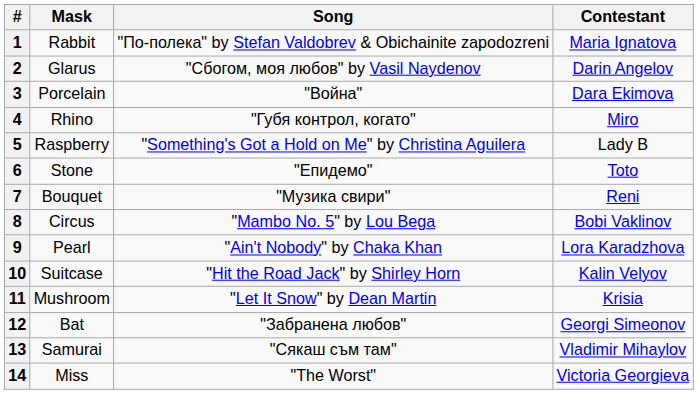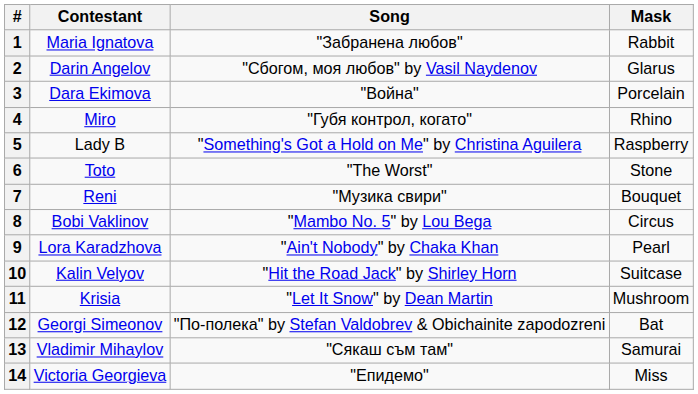columns swapped: (623, 17) <-> (72, 17)
(333, 42) "По-полека" by Stefan Valdobrev & Obichainite zapodozreni -> (390, 42) "Забранена любов"
(333, 171) "Епидемо" -> (390, 171) "The Worst"
(333, 324) "Забранена любов" -> (390, 324) "По-полека" by Stefan Valdobrev & Obichainite zapodozreni
(333, 376) "The Worst" -> (390, 376) "Епидемо"
